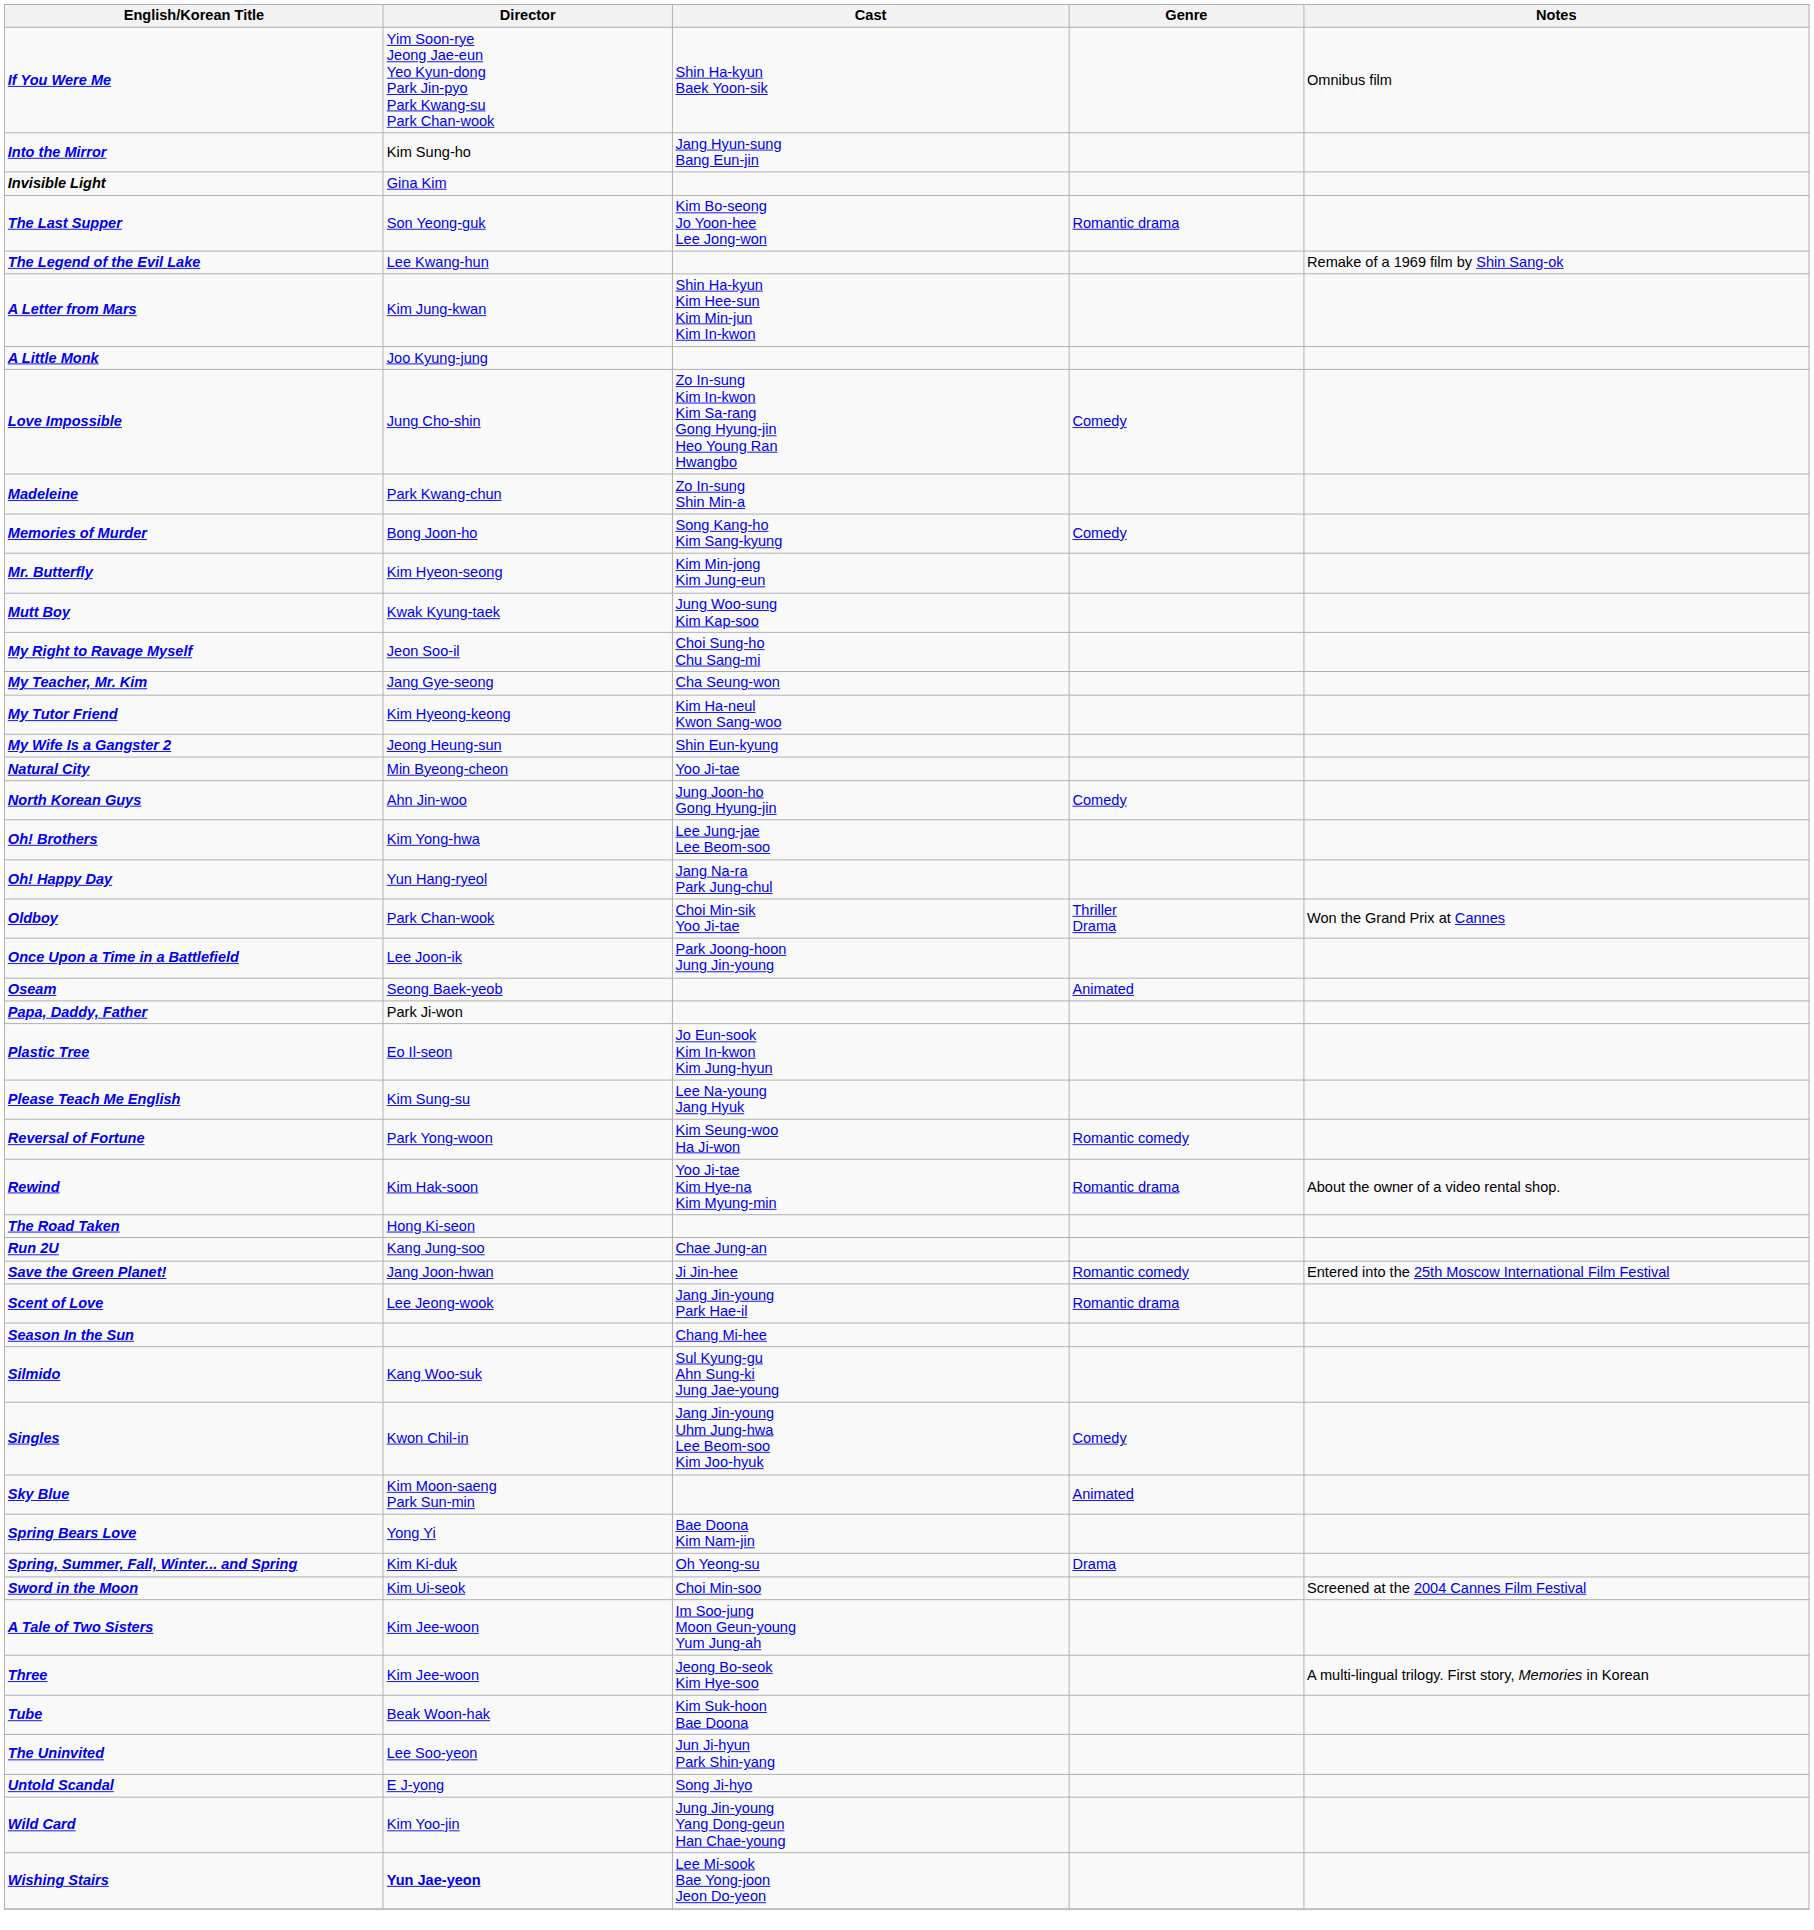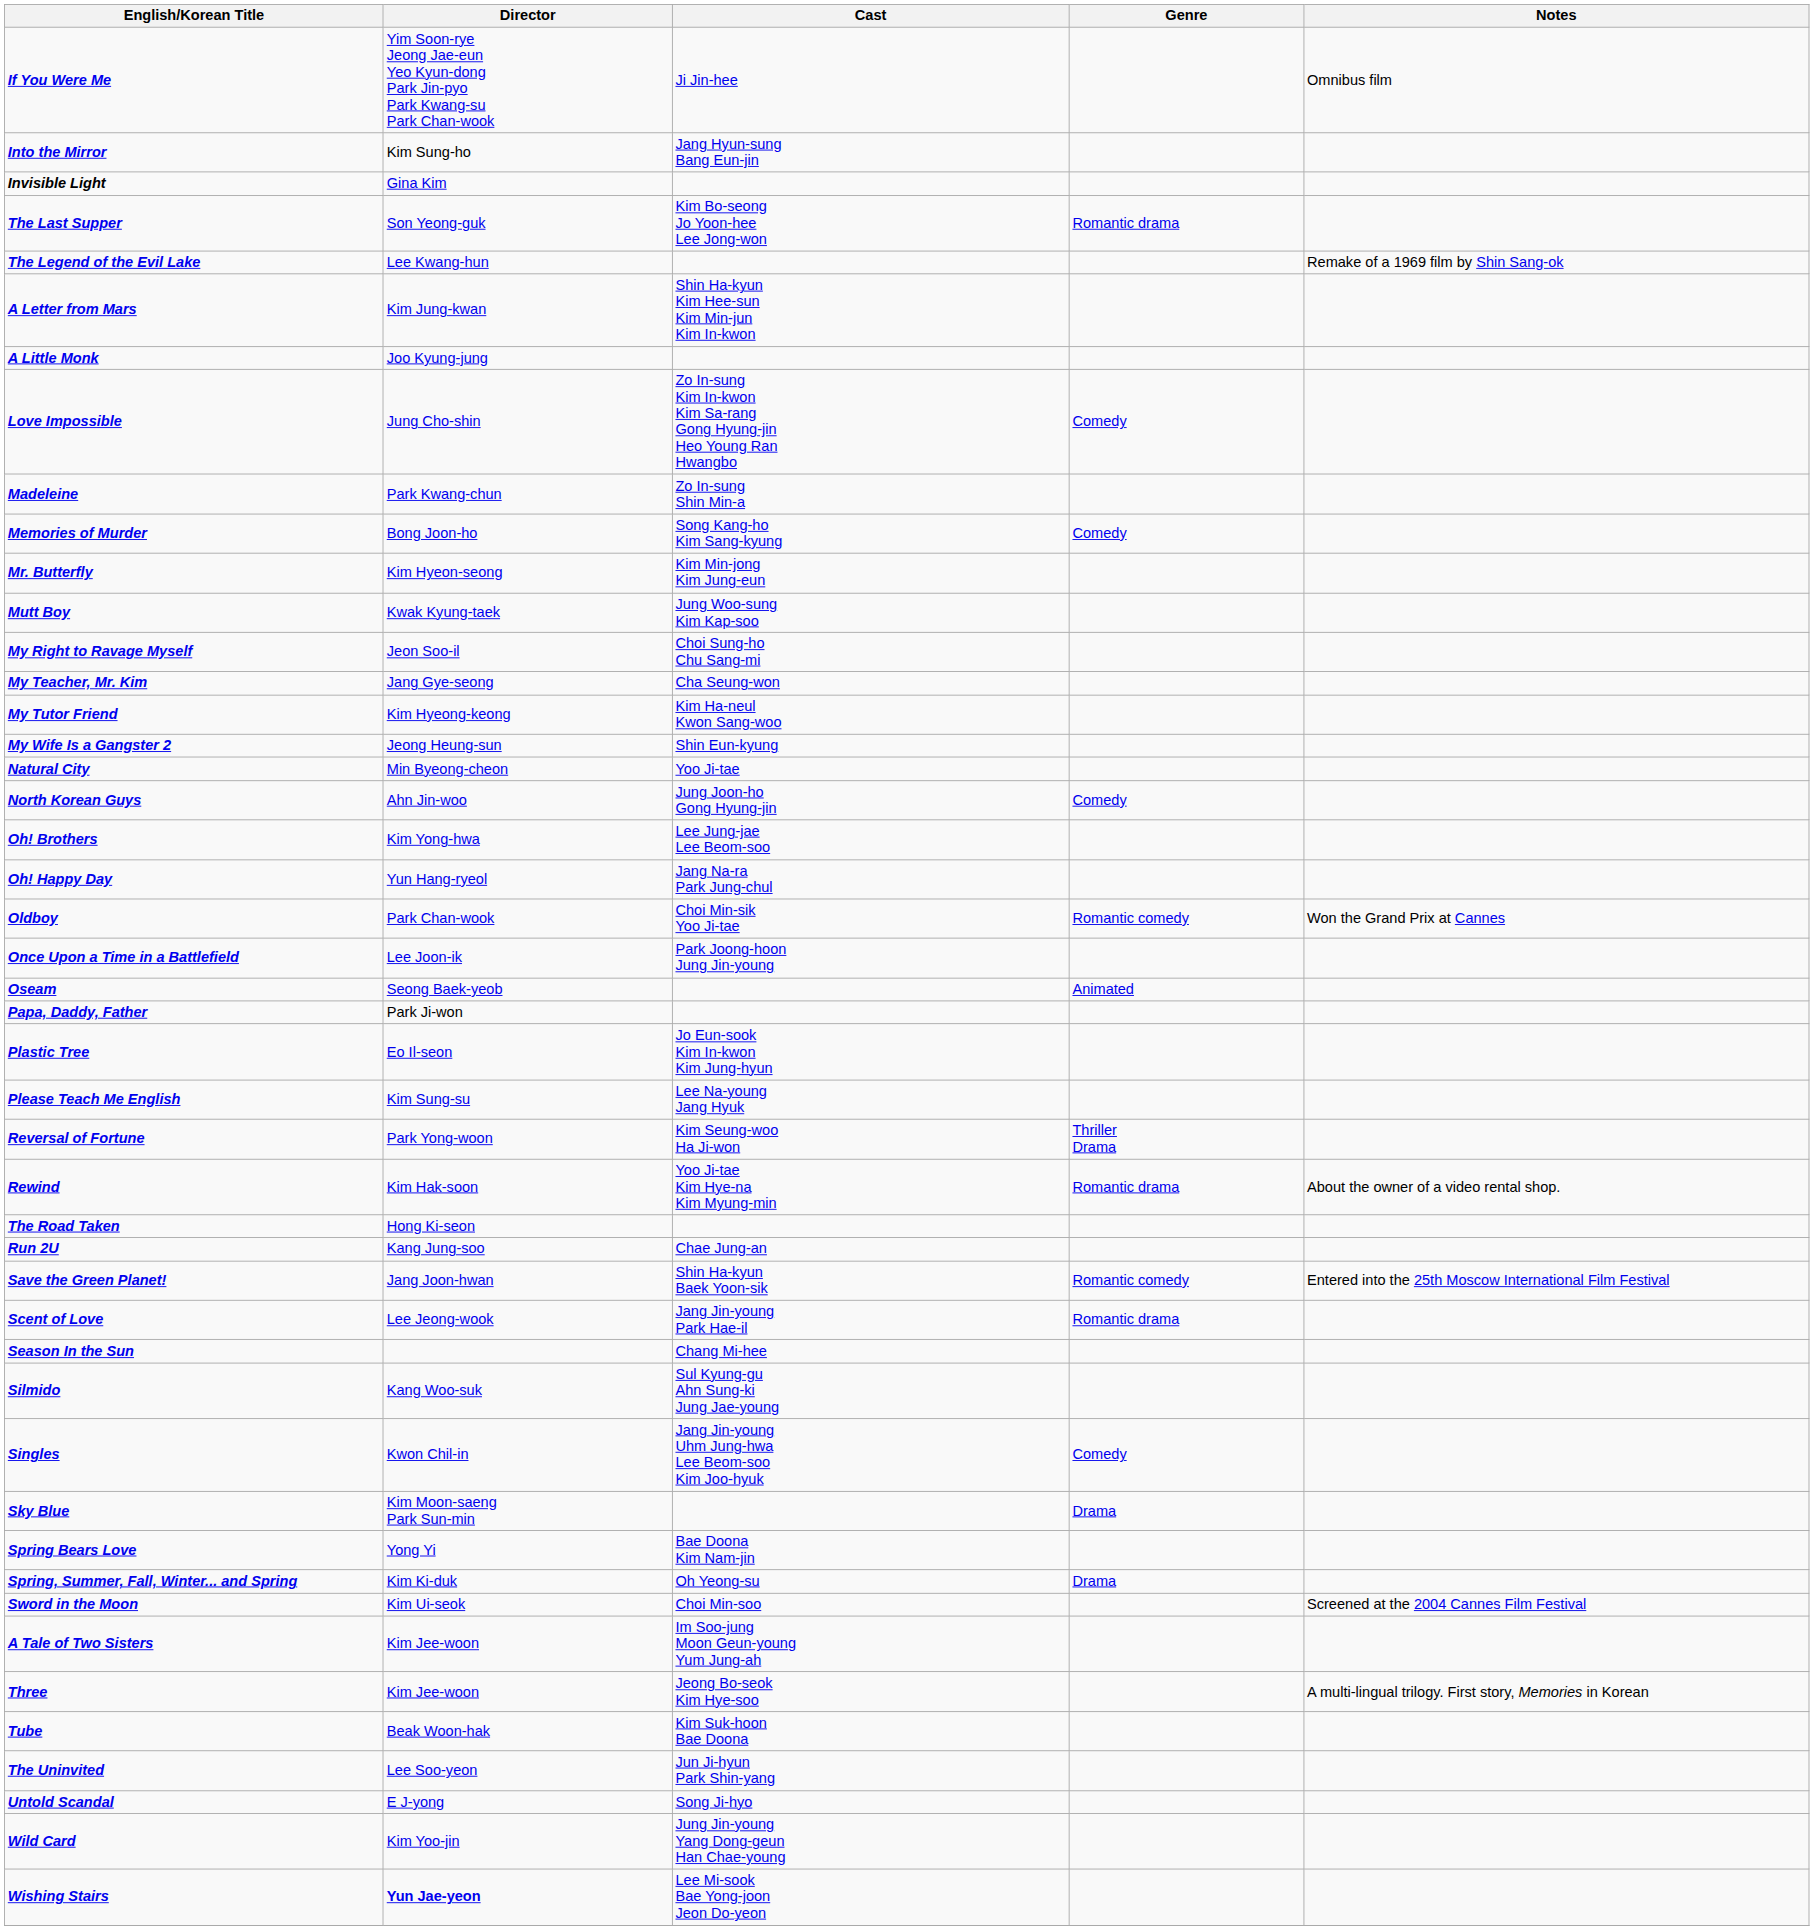(722, 80) Shin Ha-kyun Baek Yoon-sik -> (707, 80) Ji Jin-hee
(1095, 918) Thriller Drama -> (1131, 918) Romantic comedy
(1131, 1139) Romantic comedy -> (1095, 1139) Thriller Drama
(707, 1272) Ji Jin-hee -> (722, 1280) Shin Ha-kyun Baek Yoon-sik
(1103, 1494) Animated -> (1094, 1510) Drama
